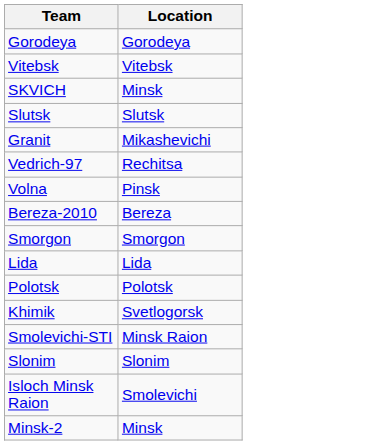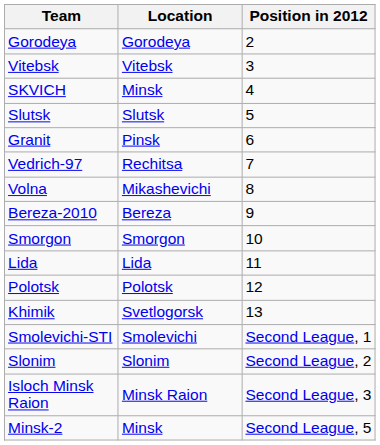+ column: (308, 16)
(166, 139) Mikashevichi -> (141, 139) Pinsk
(141, 189) Pinsk -> (166, 189) Mikashevichi
(165, 336) Minsk Raion -> (159, 336) Smolevichi
(159, 394) Smolevichi -> (165, 394) Minsk Raion
